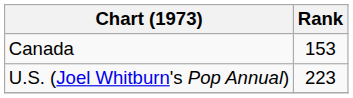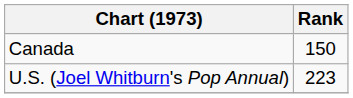(320, 48) 153 -> (320, 48) 150
